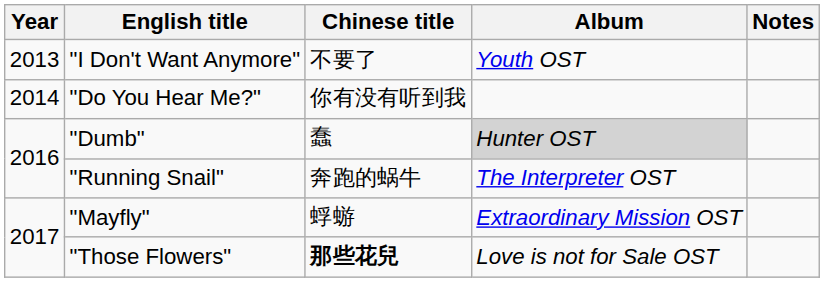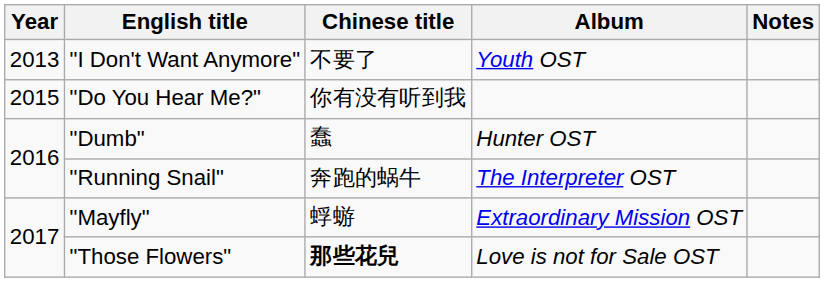(35, 98) 2014 -> (35, 98) 2015
(536, 138) lightgrey background -> (536, 138) no background
